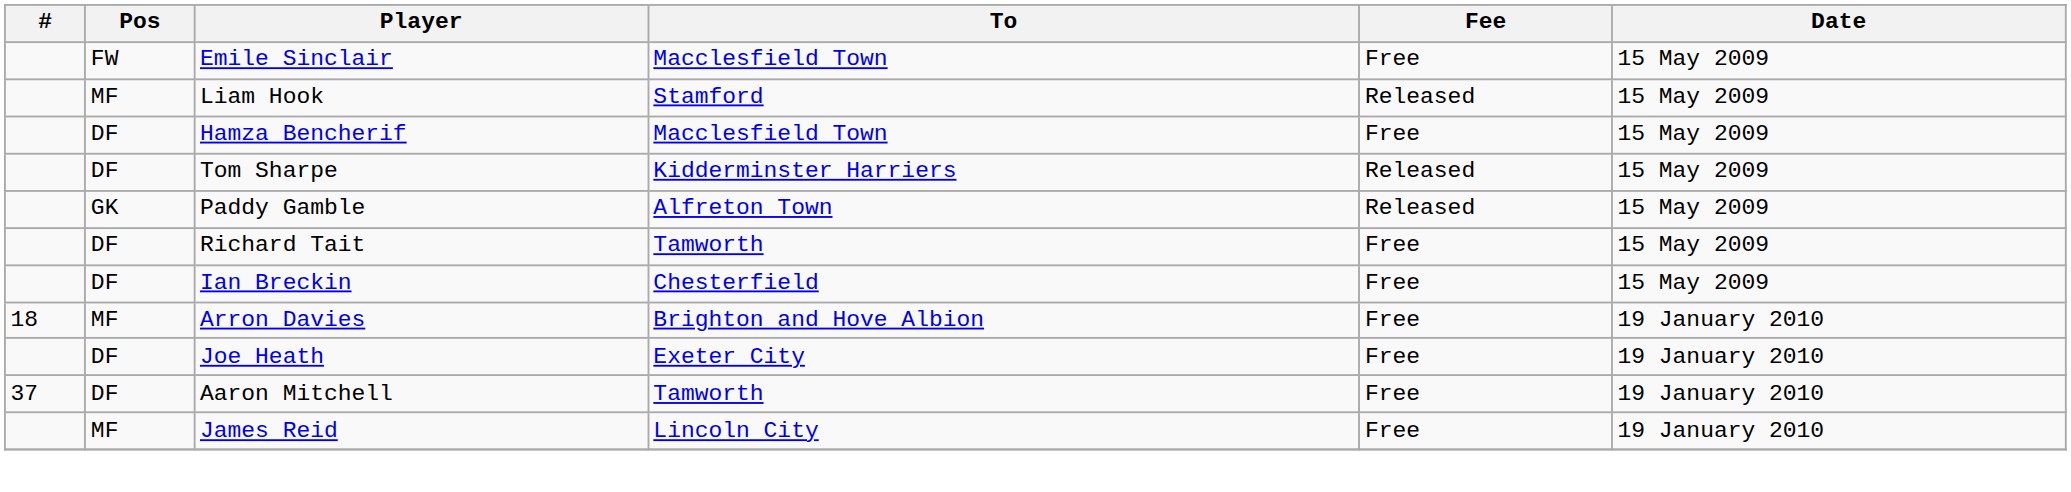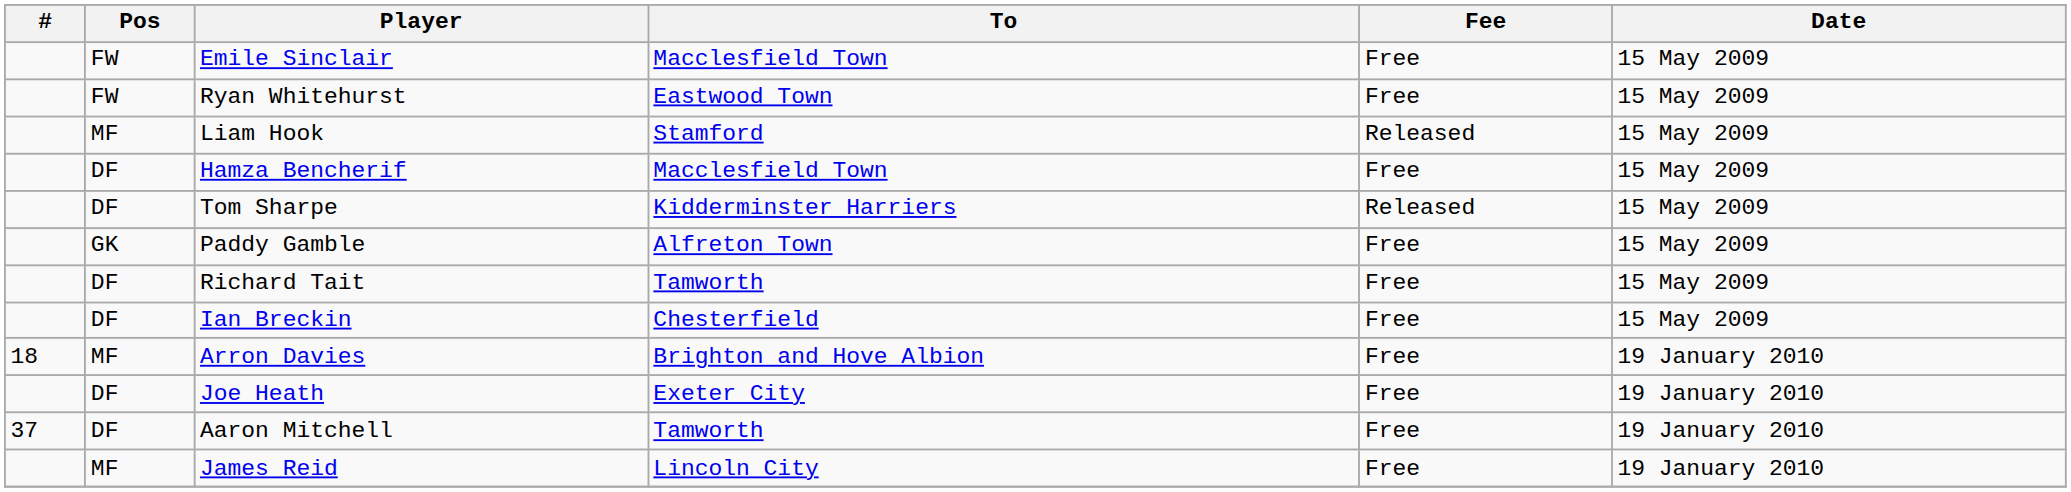+ row: (303, 98)
(1420, 209) Released -> (1393, 246) Free
